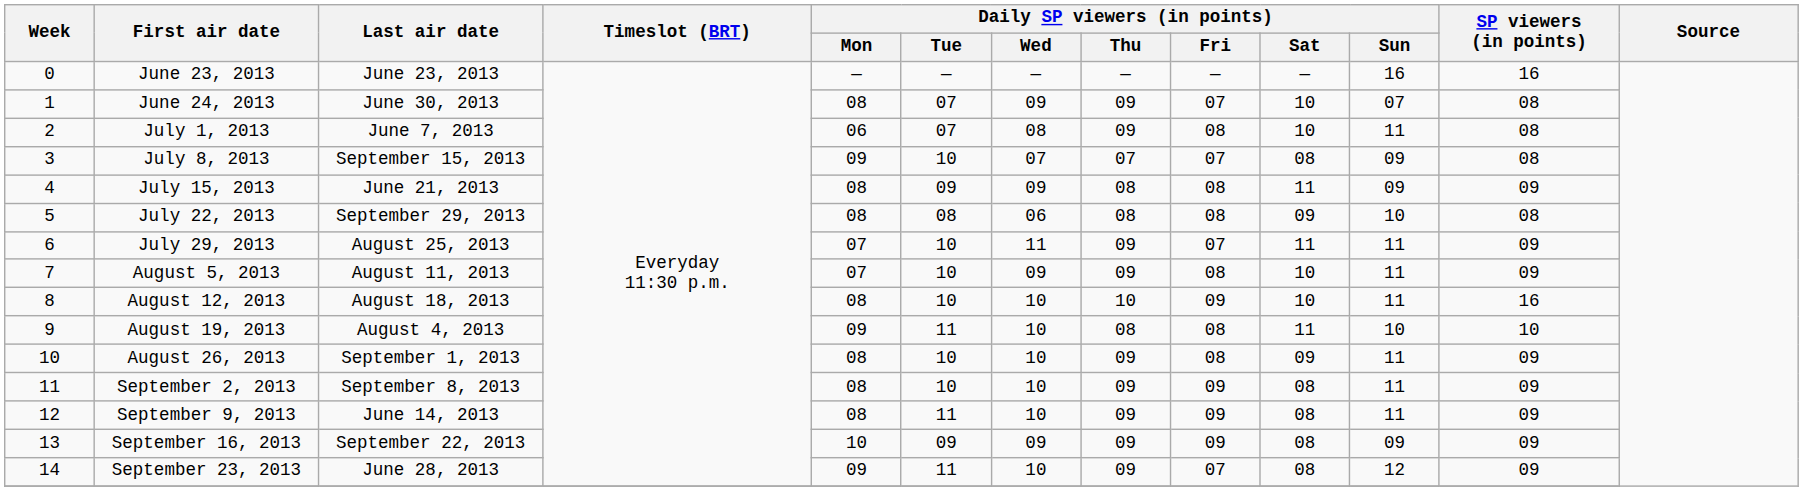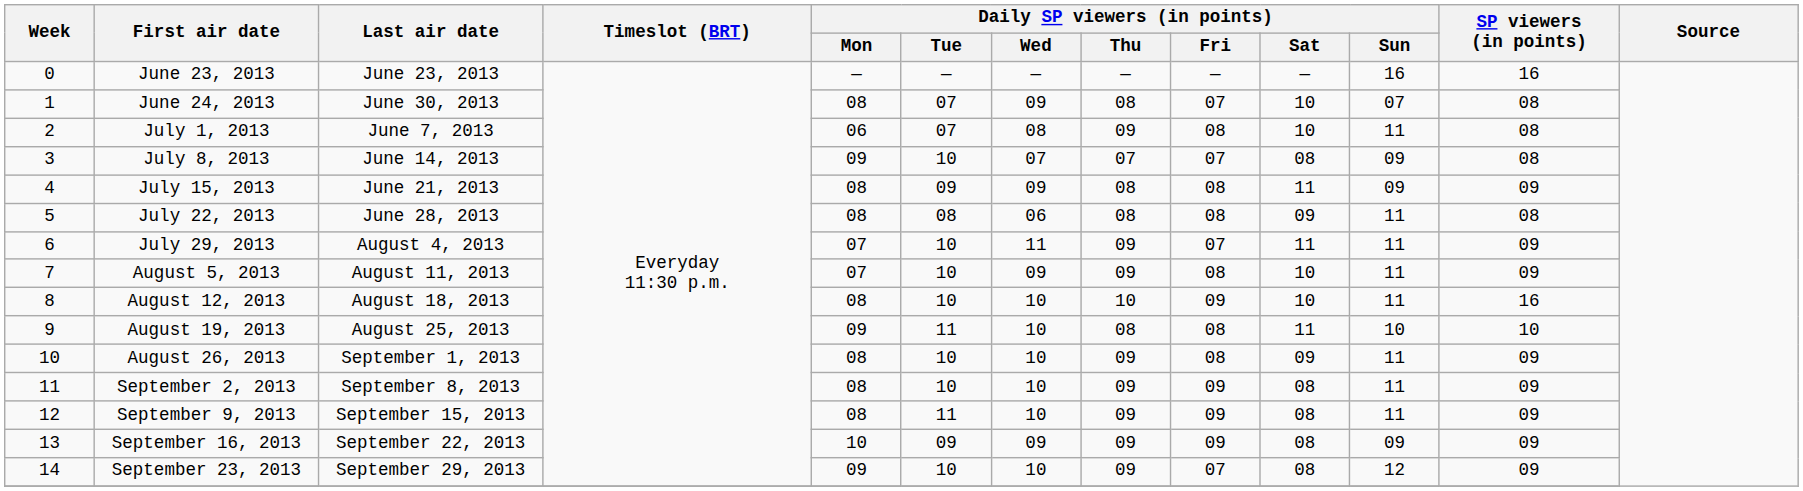(1126, 104) 09 -> (1126, 104) 08
(431, 161) September 15, 2013 -> (431, 161) June 14, 2013
(431, 217) September 29, 2013 -> (431, 217) June 28, 2013
(1395, 217) 10 -> (1395, 217) 11
(431, 246) August 25, 2013 -> (431, 246) August 4, 2013
(431, 331) August 4, 2013 -> (431, 331) August 25, 2013
(431, 416) June 14, 2013 -> (431, 416) September 15, 2013
(431, 472) June 28, 2013 -> (431, 472) September 29, 2013
(946, 472) 11 -> (946, 472) 10
